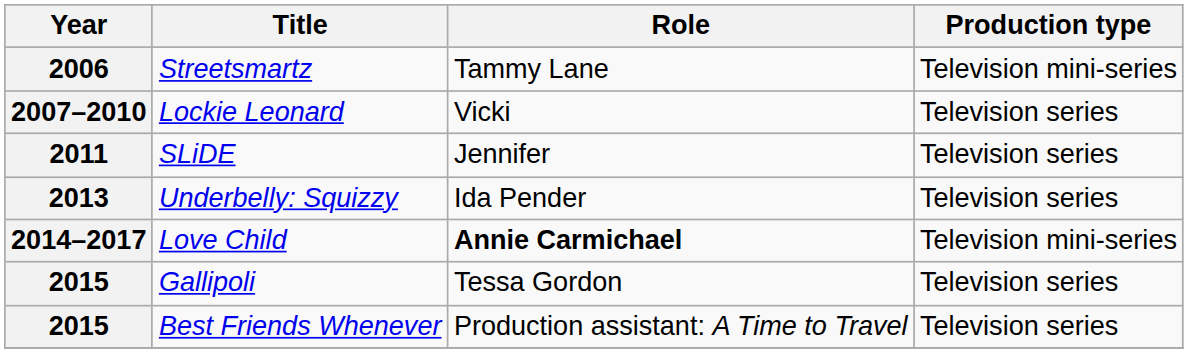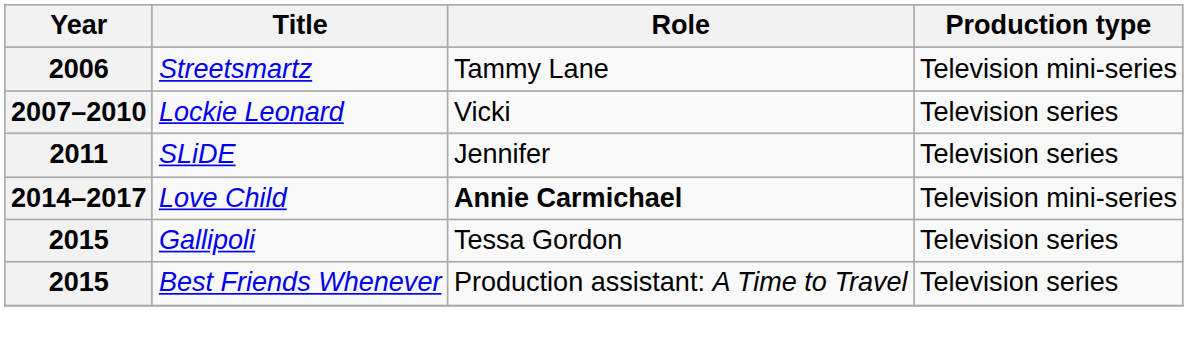- row: (278, 197)
